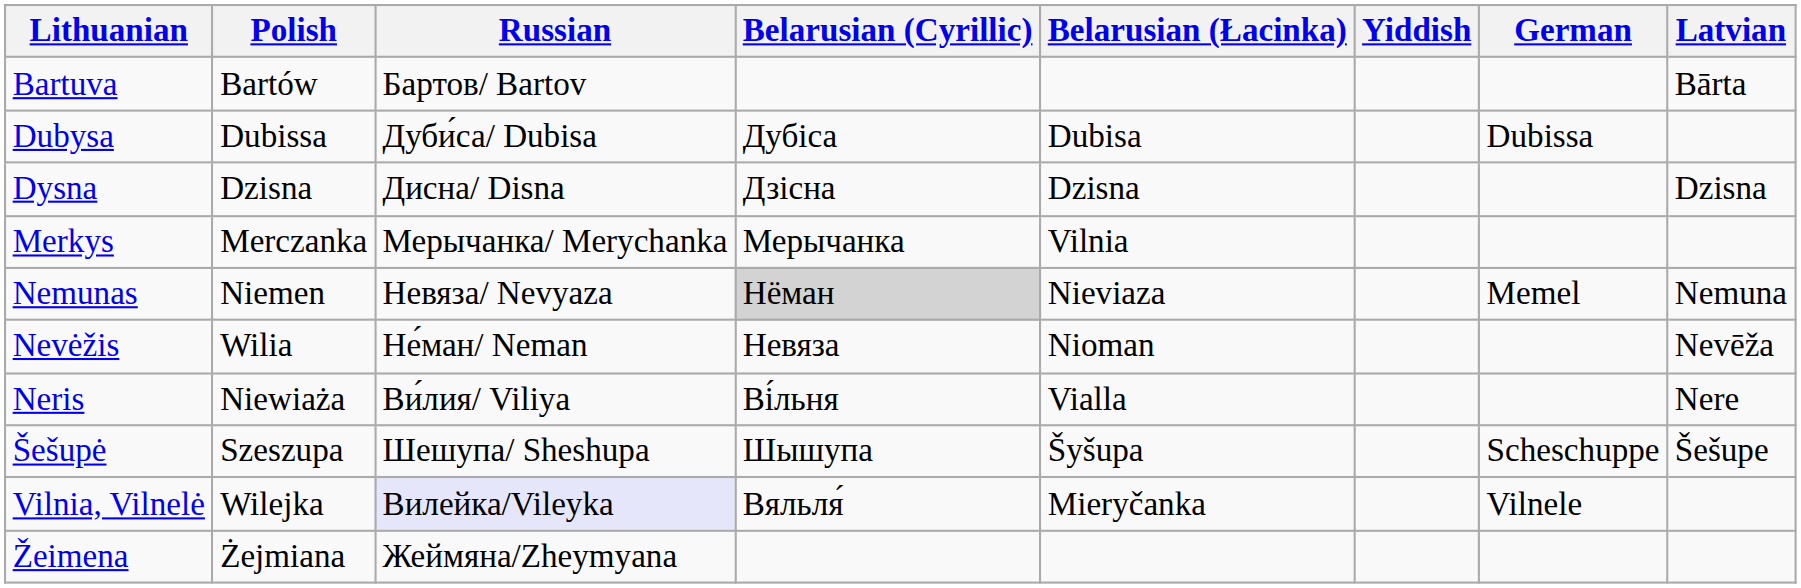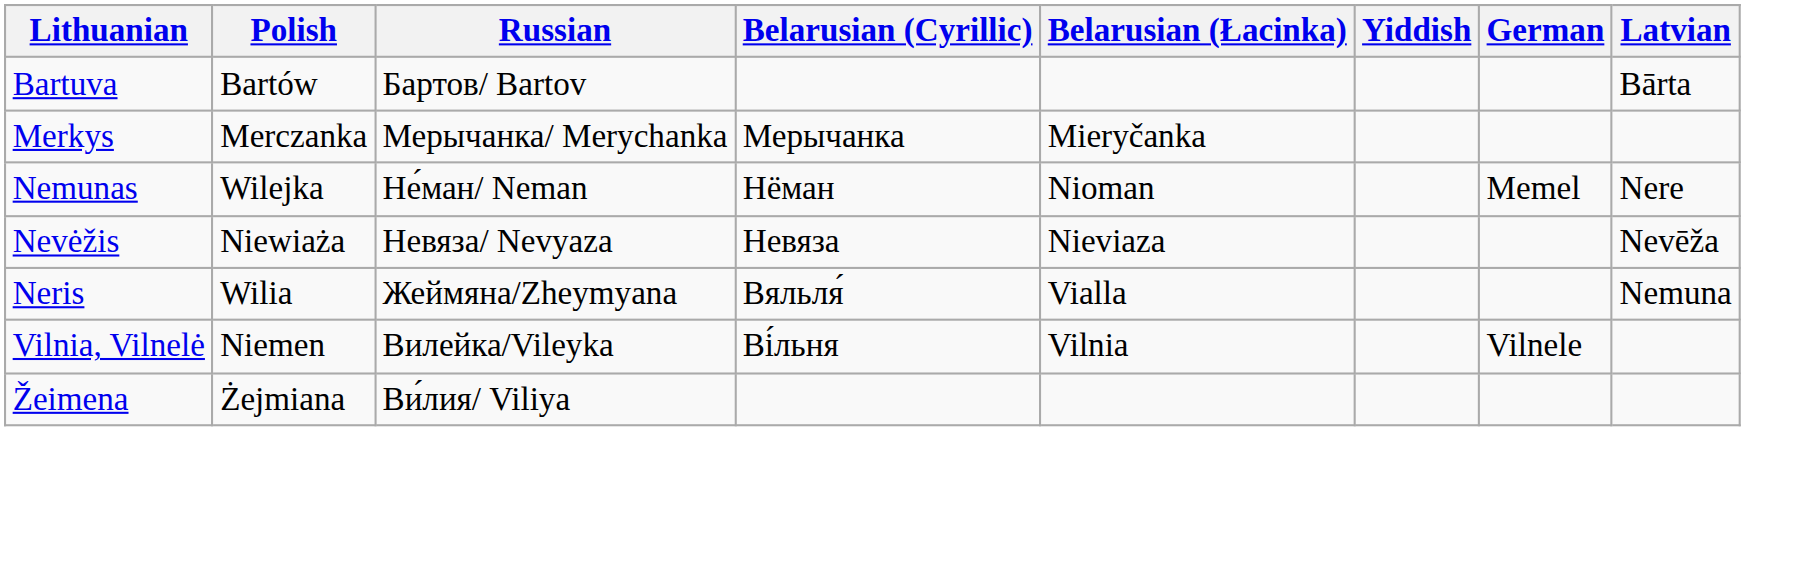- row: (63, 135)
- row: (55, 188)
(1088, 240) Vilnia -> (1127, 135) Mieryčanka
(273, 293) Niemen -> (272, 188) Wilejka
(498, 293) Невяза/ Nevyaza -> (485, 188) Не́ман/ Neman
(789, 293) lightgrey background -> (789, 188) no background
(1107, 293) Nieviaza -> (1101, 188) Nioman
(1731, 293) Nemuna -> (1652, 188) Nere
(256, 345) Wilia -> (283, 240) Niewiaża
(485, 345) Не́ман/ Neman -> (498, 240) Невяза/ Nevyaza
(1101, 345) Nioman -> (1107, 240) Nieviaza
(283, 398) Niewiaża -> (256, 293) Wilia
(476, 398) Ви́лия/ Viliya -> (530, 293) Жеймяна/Zheymyana
(791, 398) Ві́льня -> (793, 293) Вяльля́
(1707, 398) Nere -> (1676, 293) Nemuna
- row: (60, 450)
(272, 503) Wilejka -> (273, 345) Niemen
(498, 503) lavender background -> (498, 345) no background
(793, 503) Вяльля́ -> (791, 345) Ві́льня
(1127, 503) Mieryčanka -> (1088, 345) Vilnia
(530, 556) Жеймяна/Zheymyana -> (476, 398) Ви́лия/ Viliya
